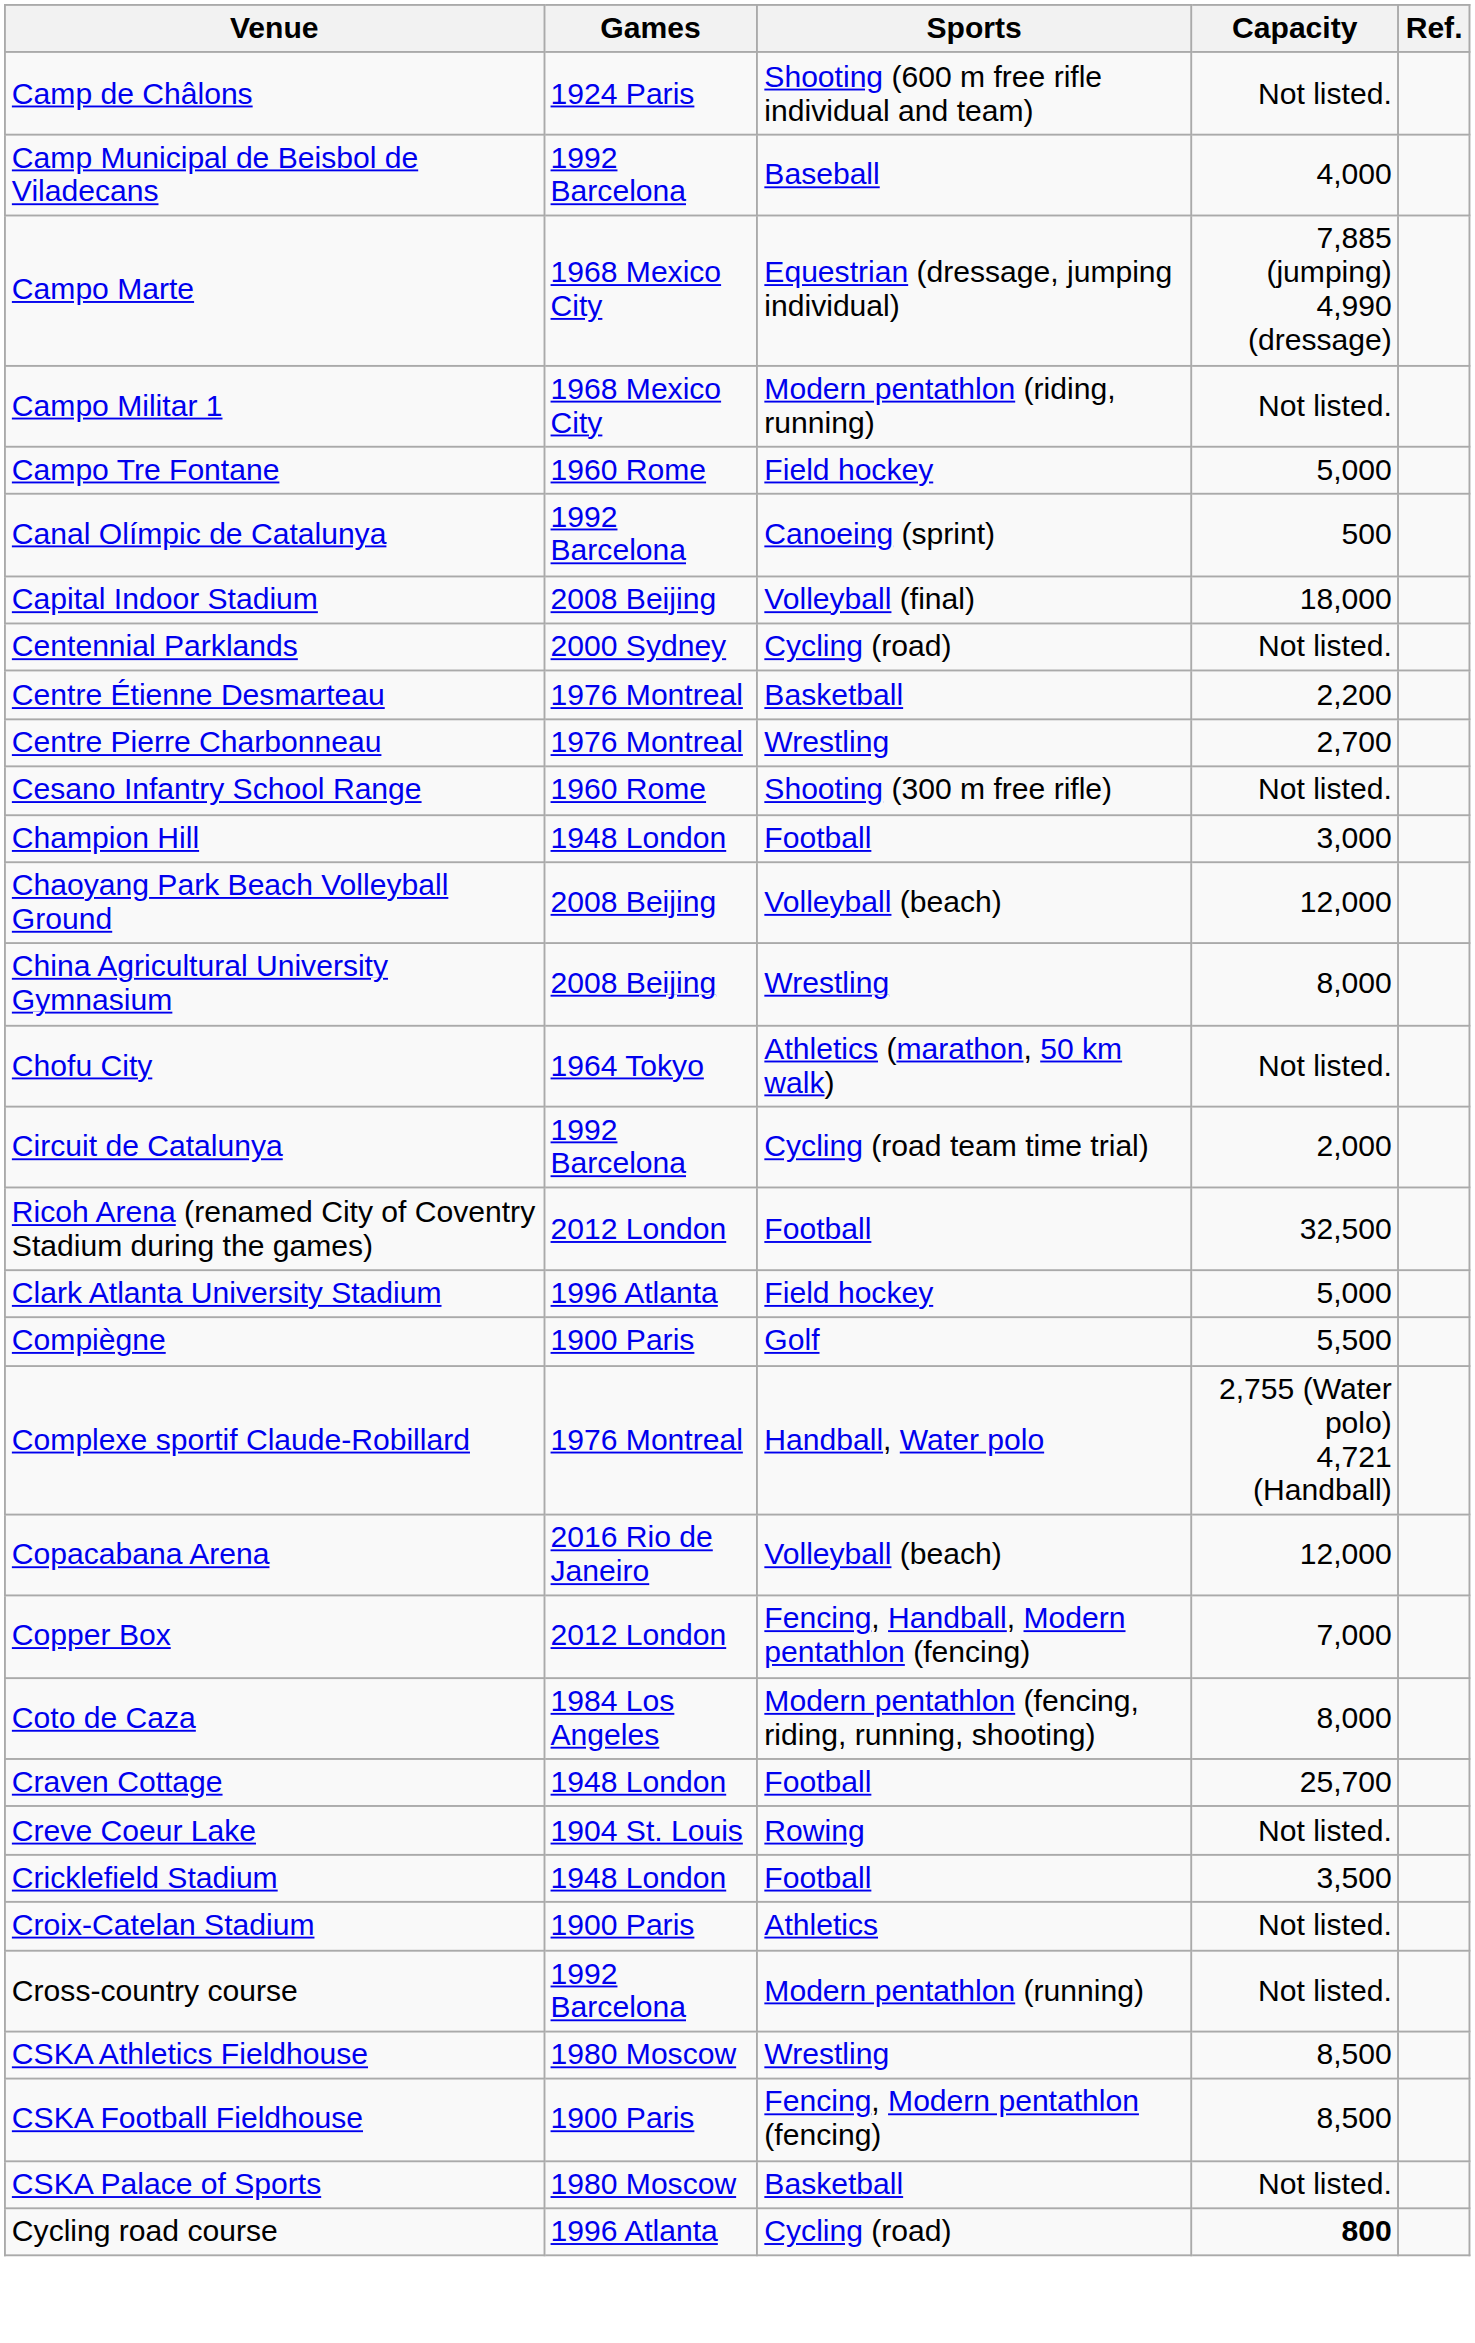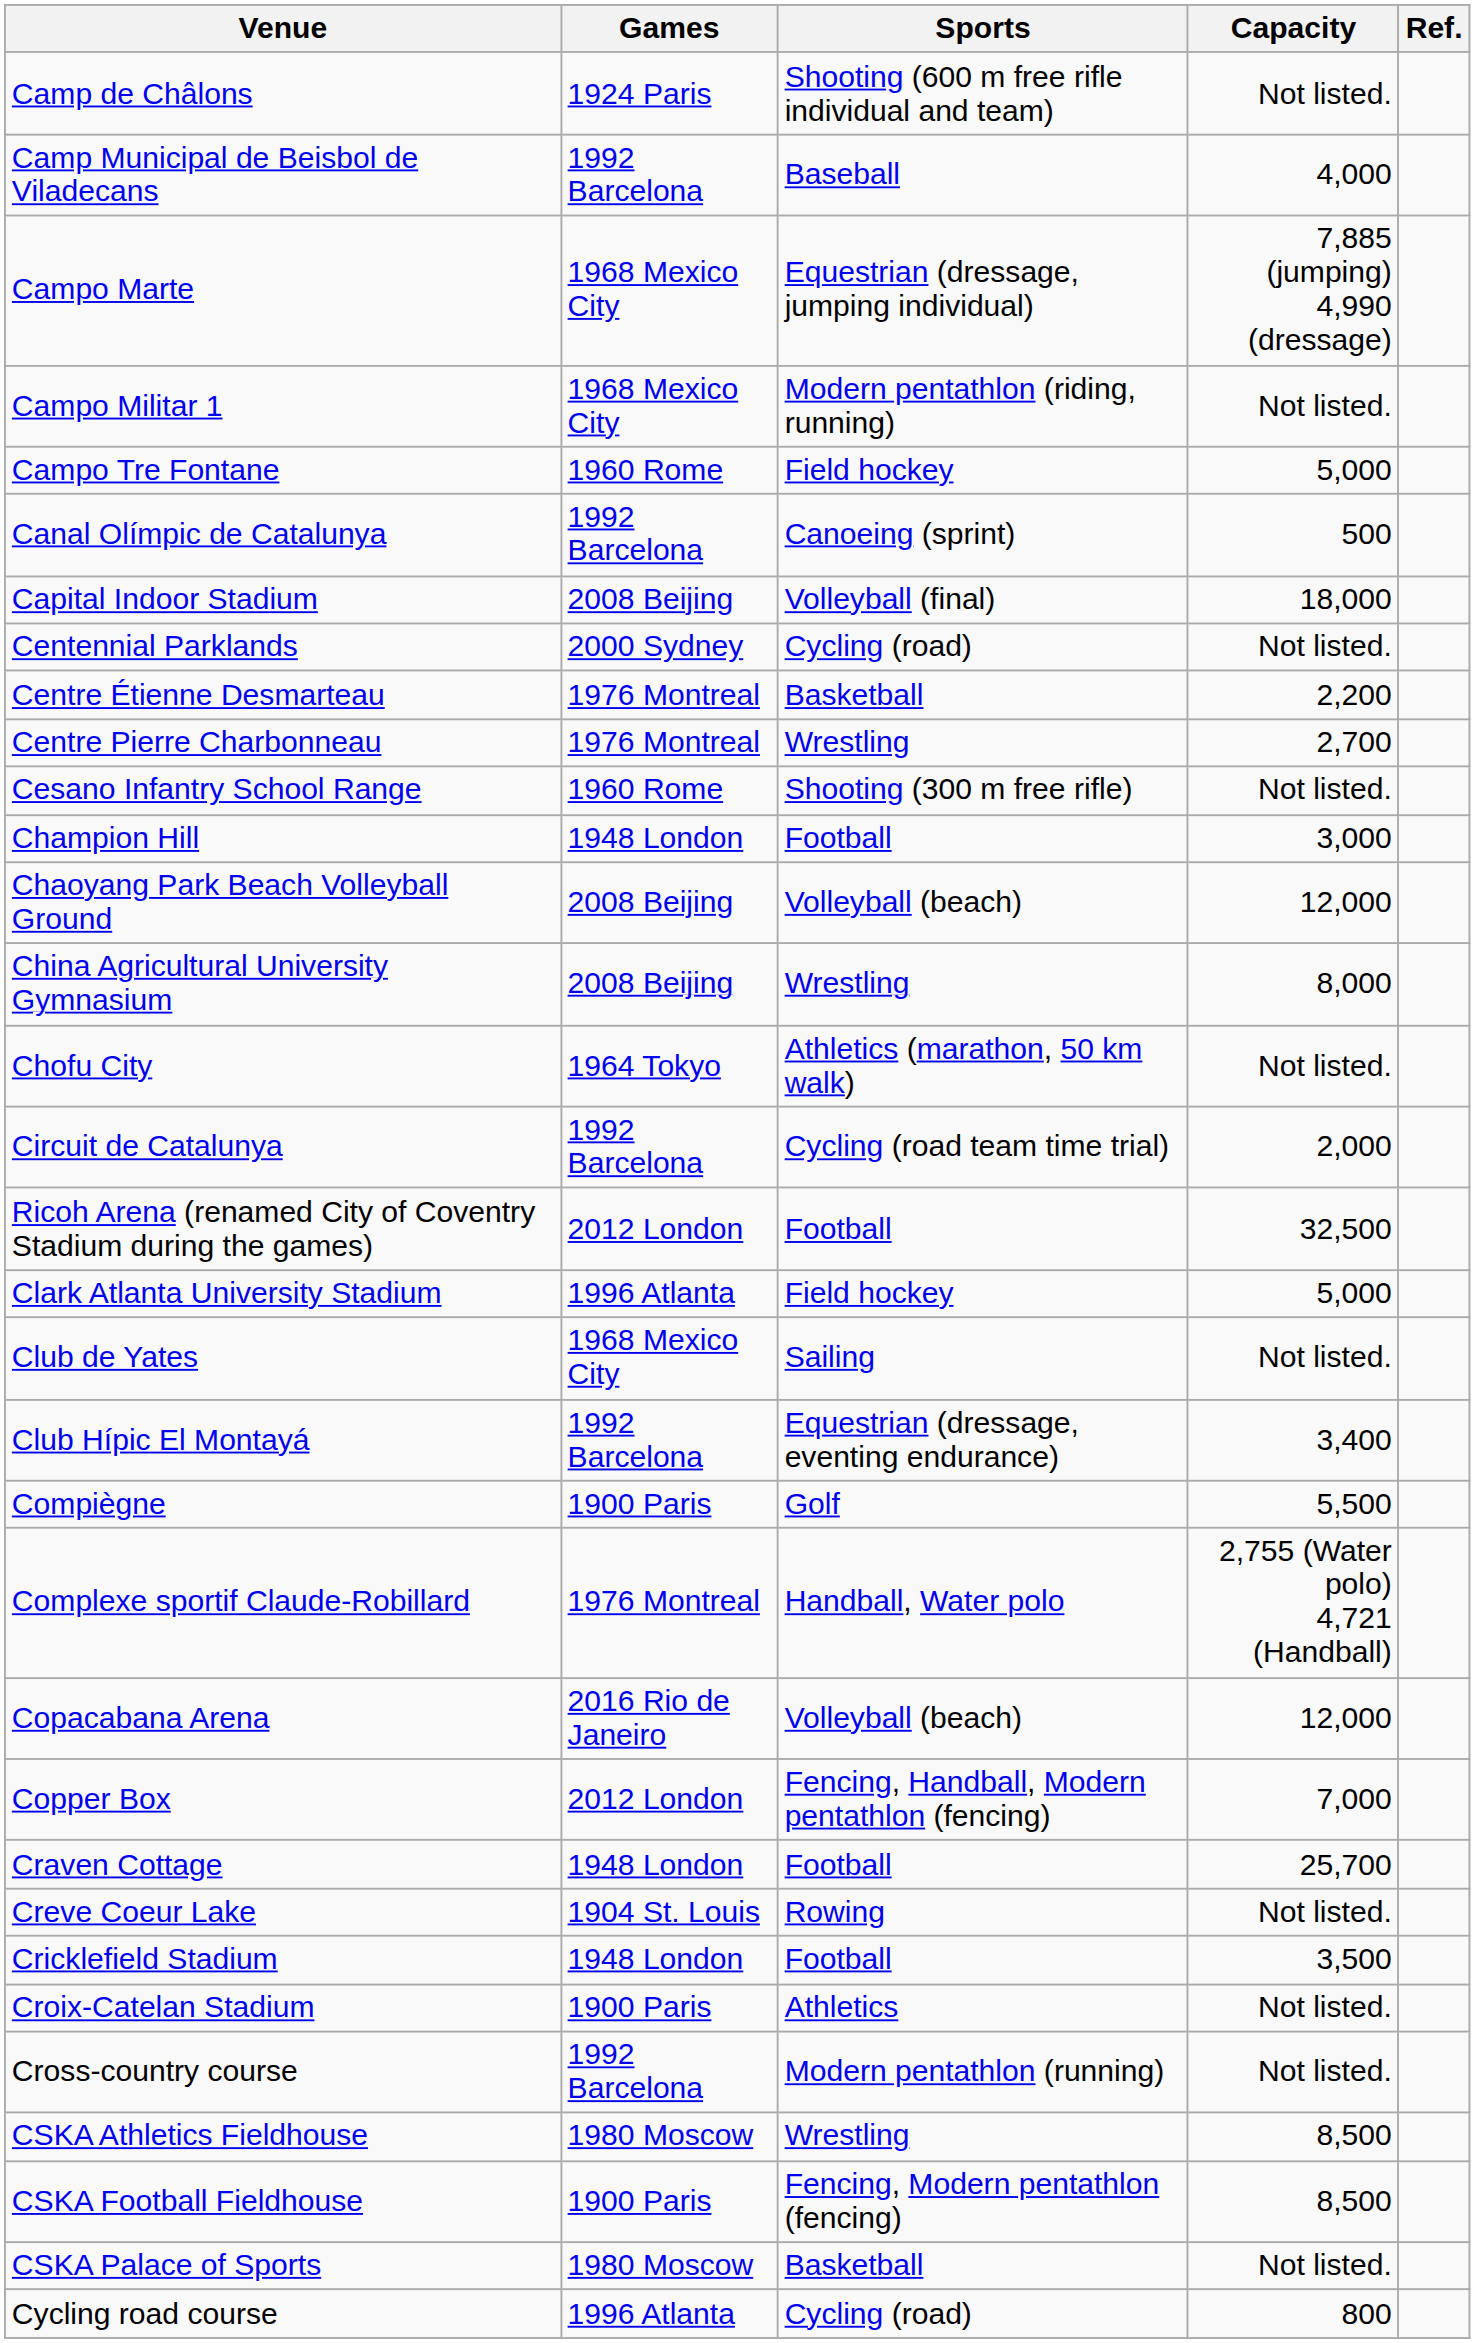+ row: (105, 1357)
+ row: (161, 1439)
- row: (104, 1717)
(1367, 2231) bold -> (1367, 2313) normal
